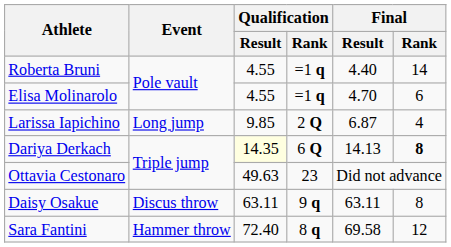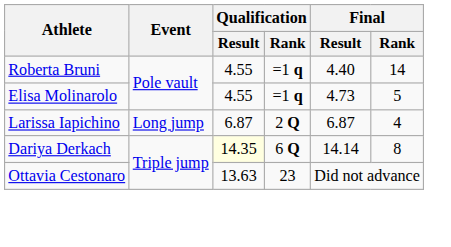(363, 96) 4.70 -> (341, 96) 4.73
(419, 96) 6 -> (397, 96) 5
(261, 123) 9.85 -> (239, 123) 6.87
(363, 149) 14.13 -> (341, 149) 14.14
(419, 149) bold -> (397, 149) normal
(261, 176) 49.63 -> (239, 176) 13.63
- row: (53, 202)
- row: (48, 229)
